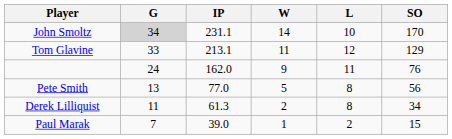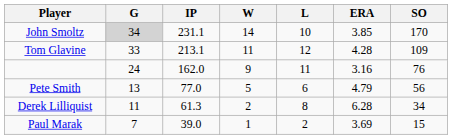+ column: (362, 13)
(415, 50) 129 -> (419, 50) 109
(349, 87) 8 -> (305, 87) 6
